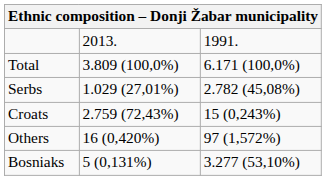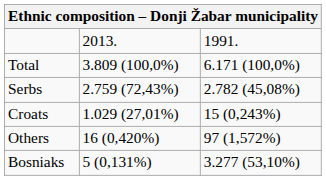(131, 89) 1.029 (27,01%) -> (131, 89) 2.759 (72,43%)
(131, 114) 2.759 (72,43%) -> (131, 114) 1.029 (27,01%)
